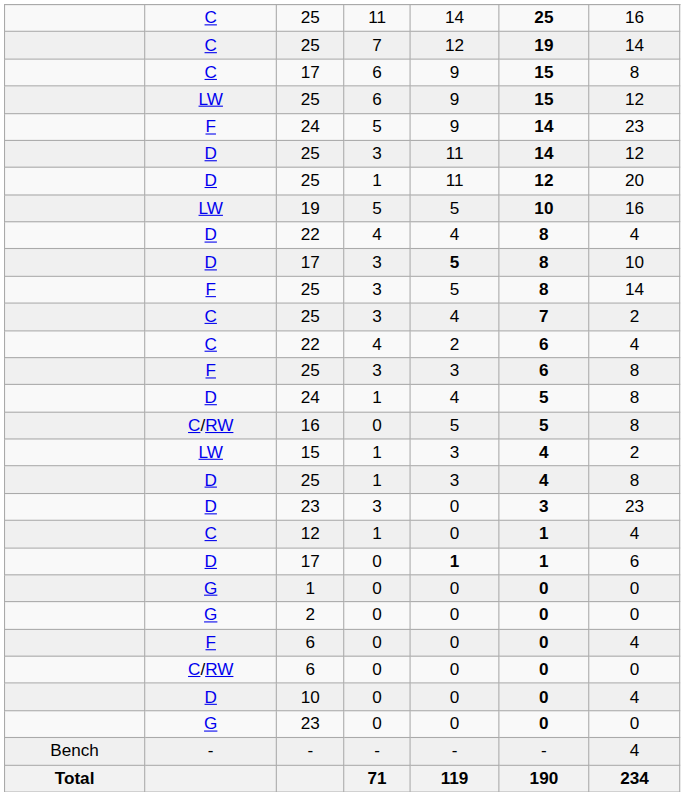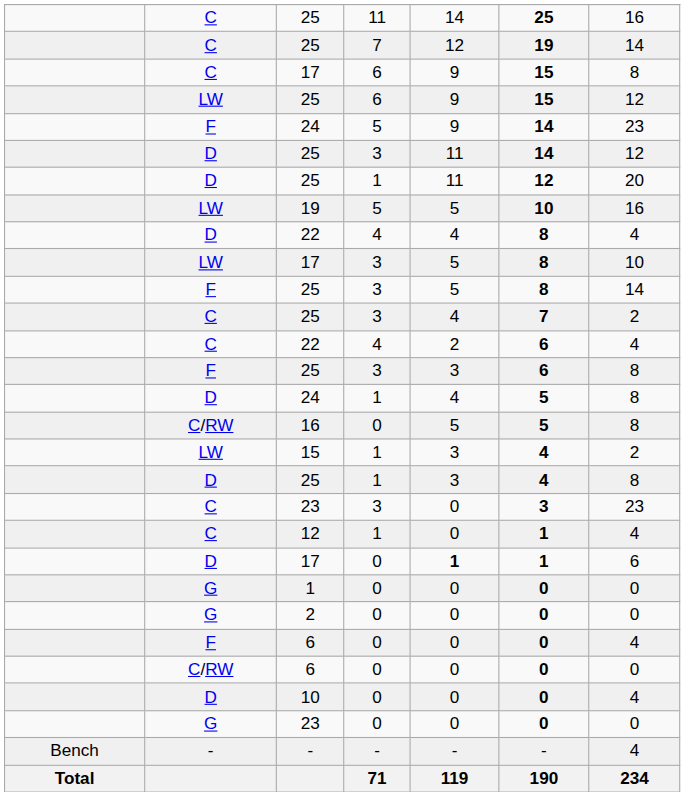(211, 262) D -> (211, 262) LW
(455, 262) bold -> (455, 262) normal
(211, 506) D -> (211, 506) C
